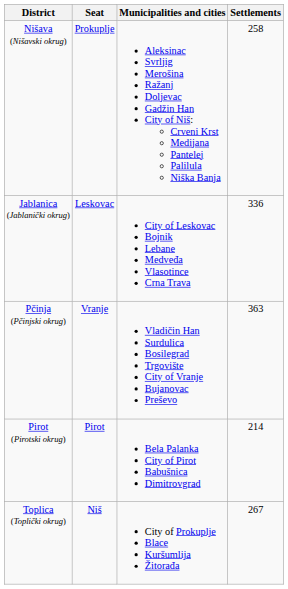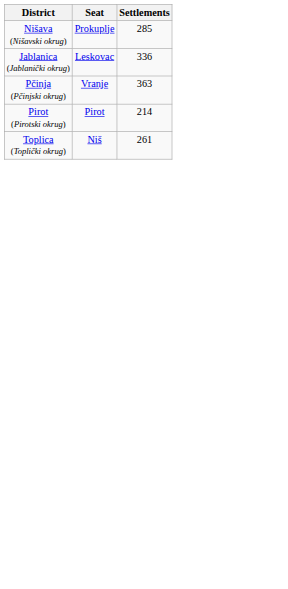- column: (172, 12)
(256, 28) 258 -> (145, 28) 285
(256, 509) 267 -> (145, 139) 261
